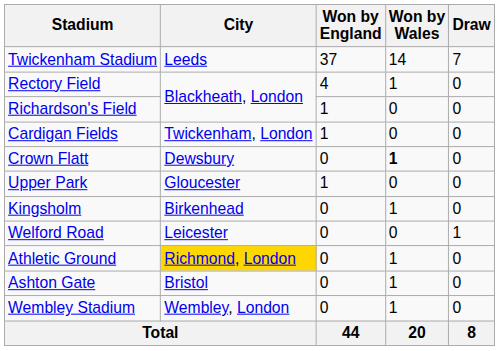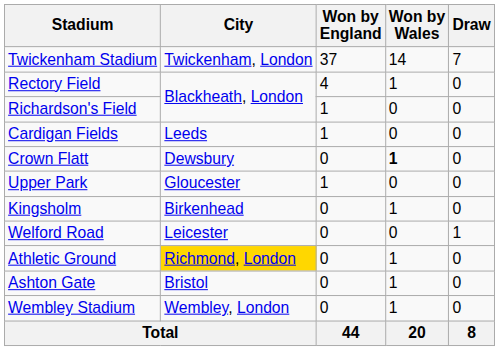(186, 59) Leeds -> (238, 59) Twickenham, London
(238, 134) Twickenham, London -> (186, 134) Leeds
